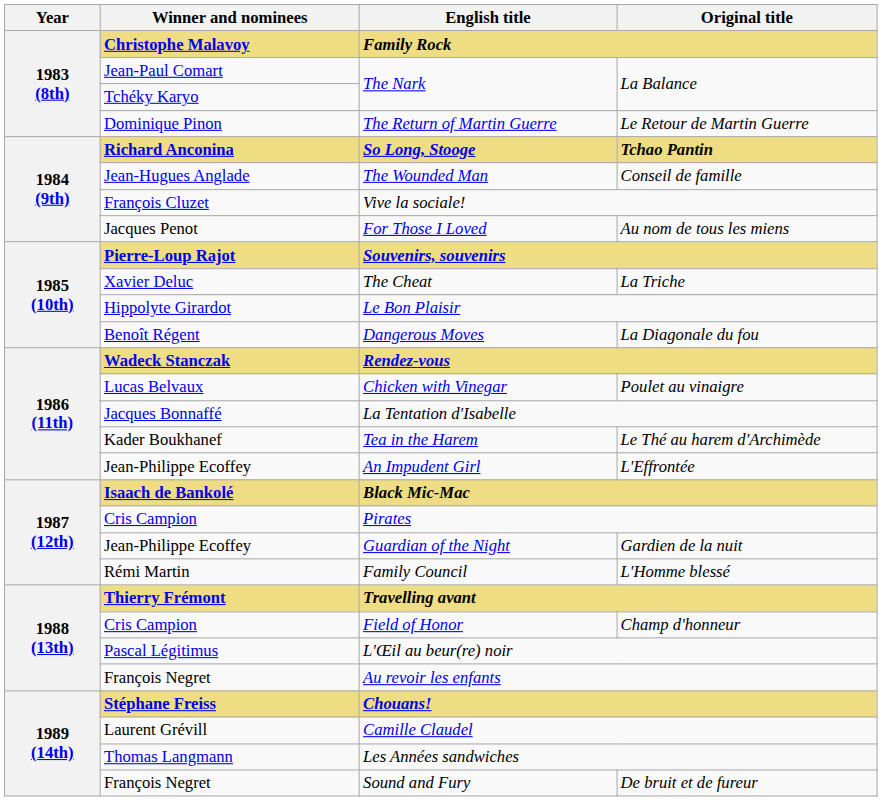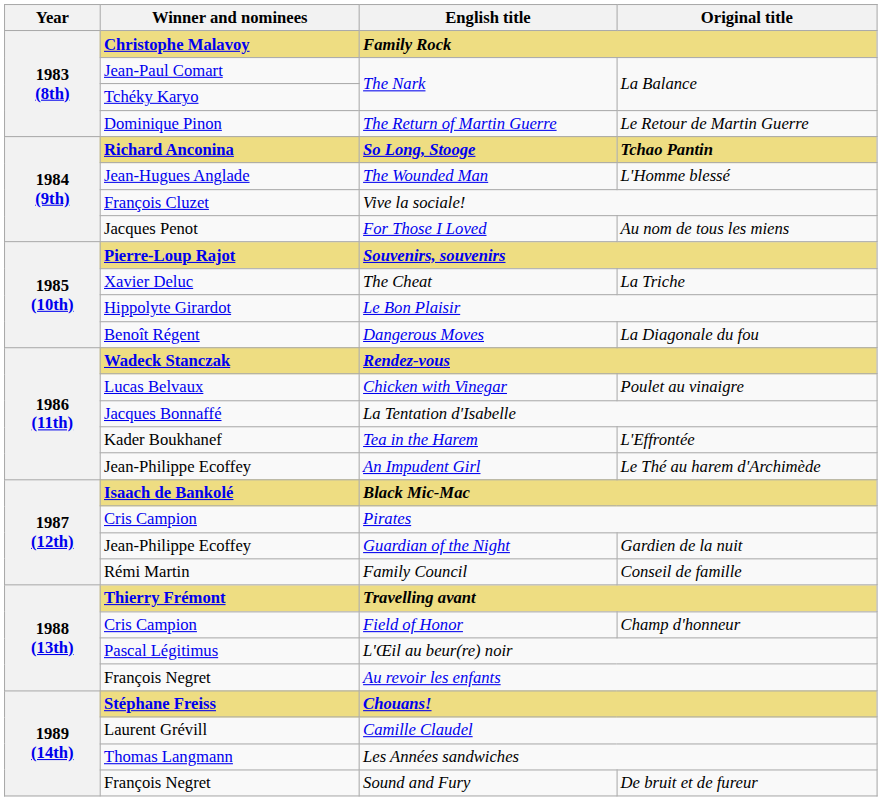(681, 176) Conseil de famille -> (675, 176) L'Homme blessé
(721, 439) Le Thé au harem d'Archimède -> (658, 439) L'Effrontée
(658, 466) L'Effrontée -> (721, 466) Le Thé au harem d'Archimède
(675, 571) L'Homme blessé -> (681, 571) Conseil de famille
